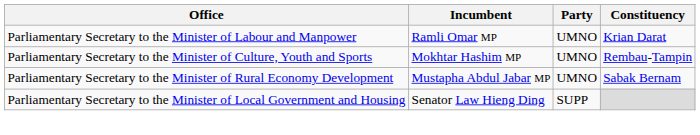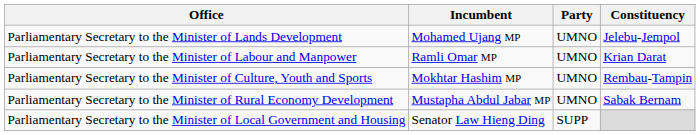+ row: (175, 36)
